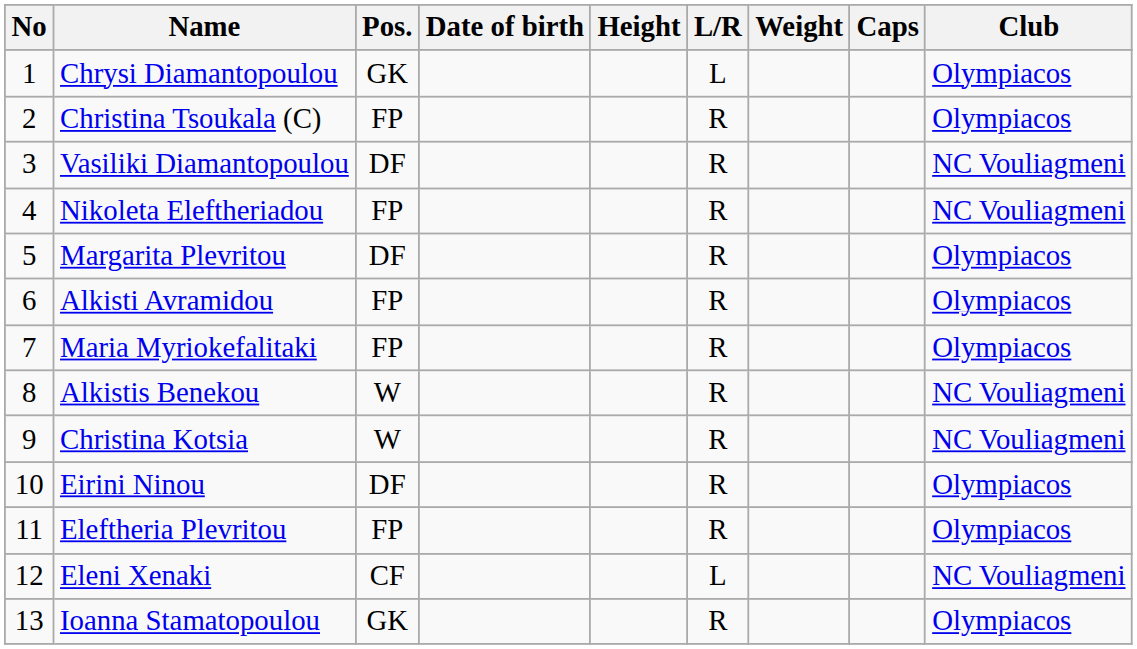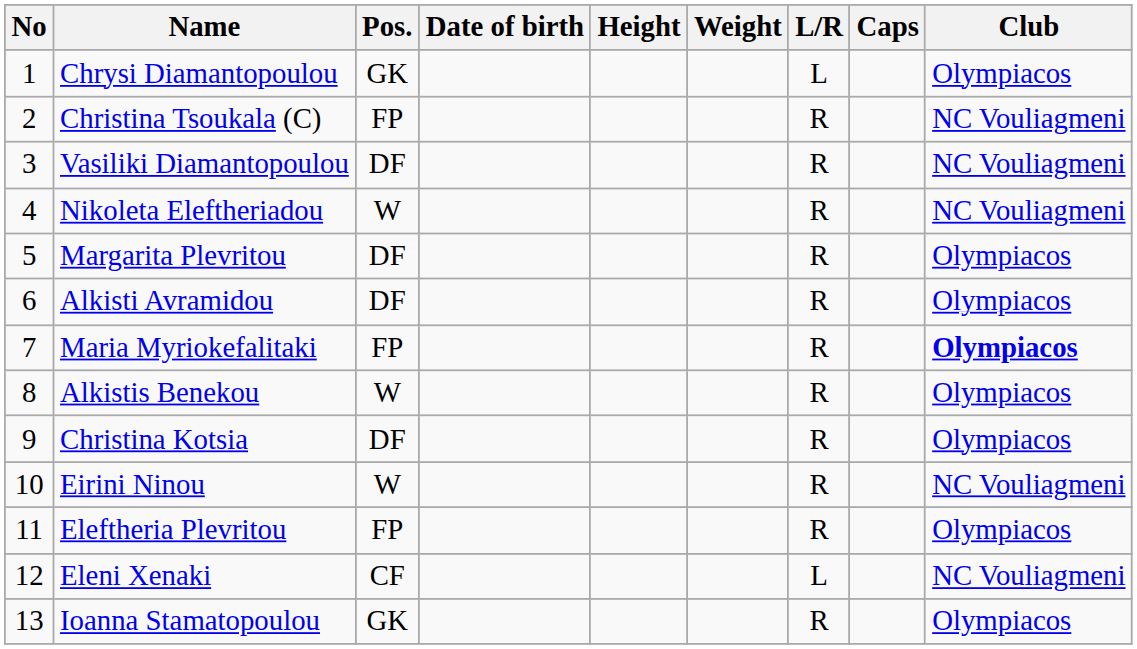columns swapped: (799, 27) <-> (718, 27)
(1002, 118) Olympiacos -> (1029, 118) NC Vouliagmeni
(387, 210) FP -> (387, 210) W
(387, 301) FP -> (387, 301) DF
(1002, 347) normal -> (1005, 347) bold
(1029, 392) NC Vouliagmeni -> (1002, 392) Olympiacos
(387, 438) W -> (387, 438) DF
(1029, 438) NC Vouliagmeni -> (1002, 438) Olympiacos
(387, 484) DF -> (387, 484) W
(1002, 484) Olympiacos -> (1029, 484) NC Vouliagmeni
